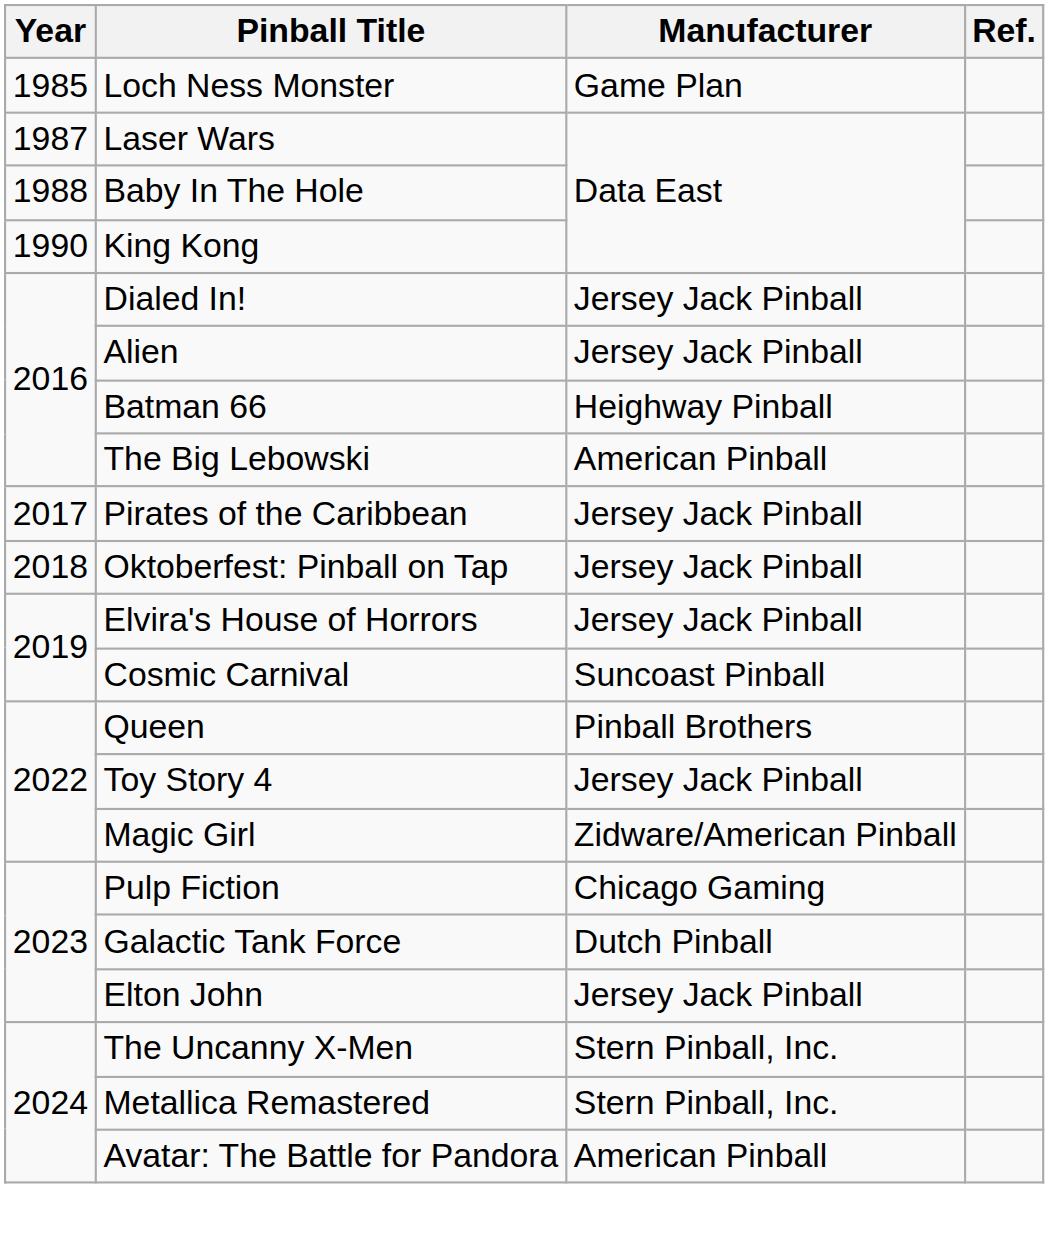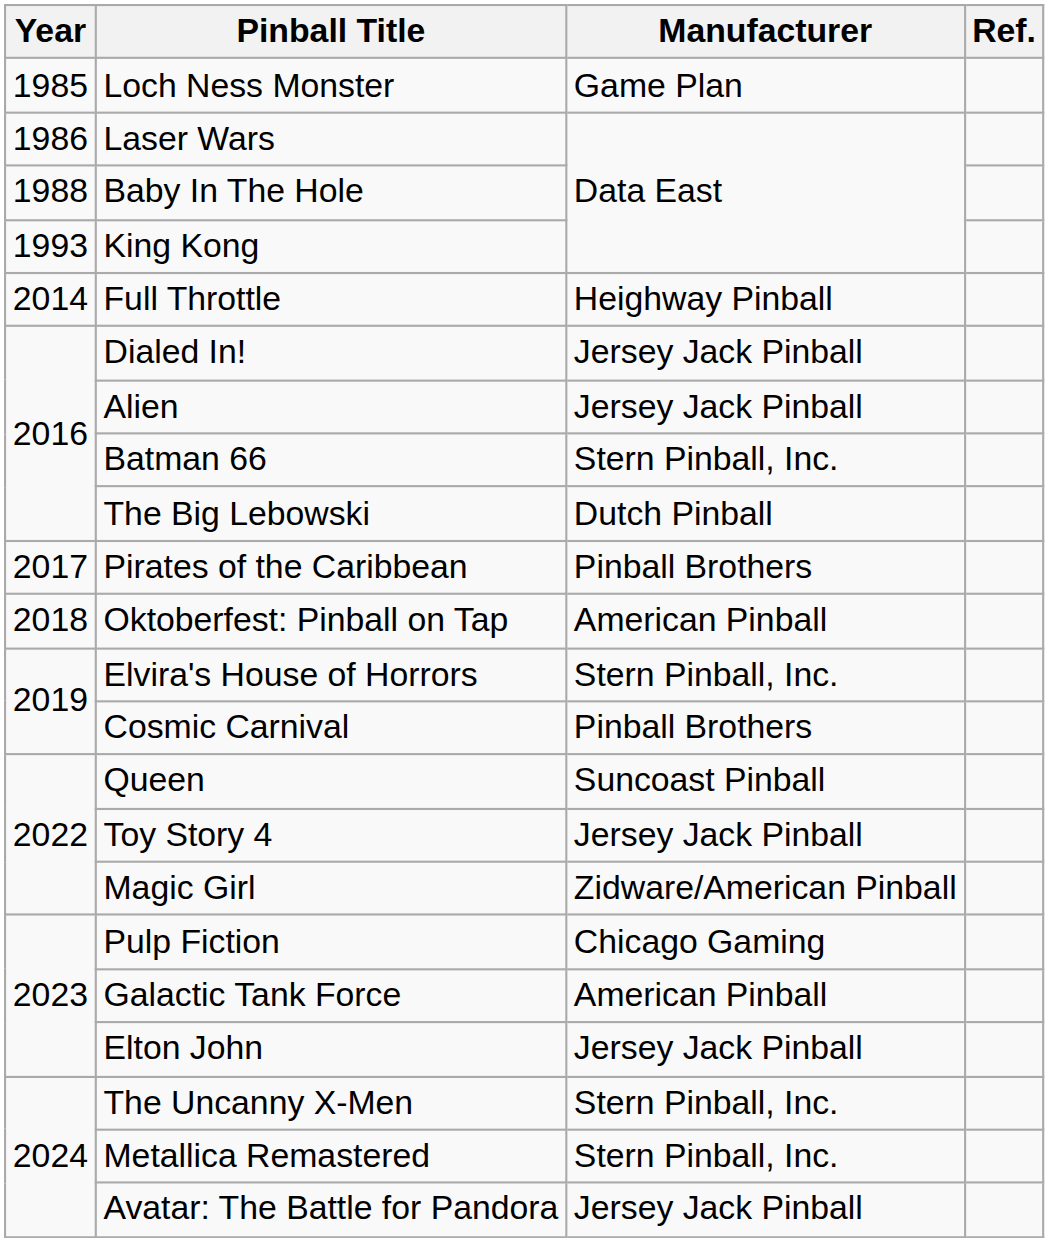(50, 138) 1987 -> (50, 138) 1986
(50, 245) 1990 -> (50, 245) 1993
+ row: (192, 298)
(703, 406) Heighway Pinball -> (706, 459) Stern Pinball, Inc.
(701, 459) American Pinball -> (673, 513) Dutch Pinball
(718, 513) Jersey Jack Pinball -> (693, 566) Pinball Brothers
(718, 566) Jersey Jack Pinball -> (701, 620) American Pinball
(718, 620) Jersey Jack Pinball -> (706, 673) Stern Pinball, Inc.
(700, 673) Suncoast Pinball -> (693, 727) Pinball Brothers
(693, 727) Pinball Brothers -> (700, 780) Suncoast Pinball
(673, 941) Dutch Pinball -> (701, 995) American Pinball
(701, 1155) American Pinball -> (718, 1209) Jersey Jack Pinball
